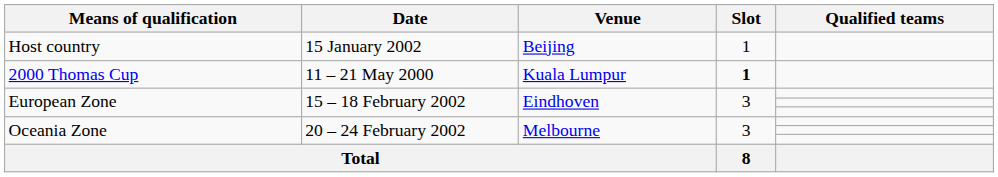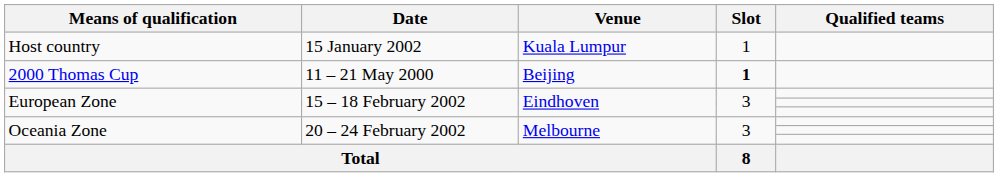(549, 46) Beijing -> (574, 46) Kuala Lumpur
(574, 74) Kuala Lumpur -> (549, 74) Beijing
